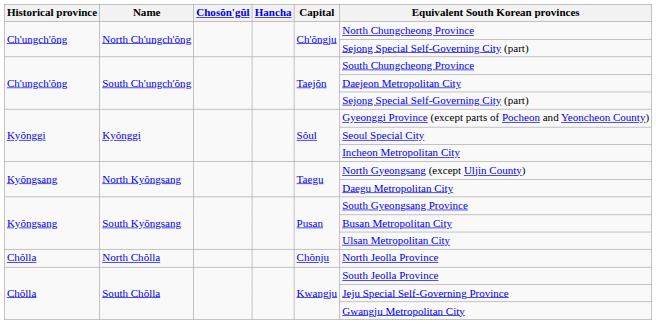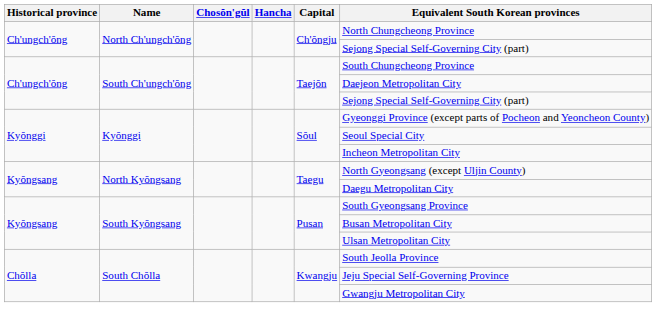- row: (22, 258)
